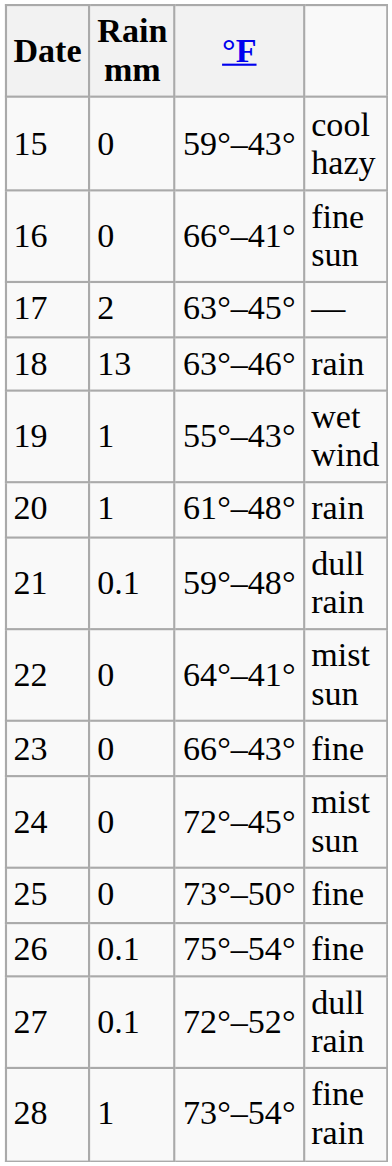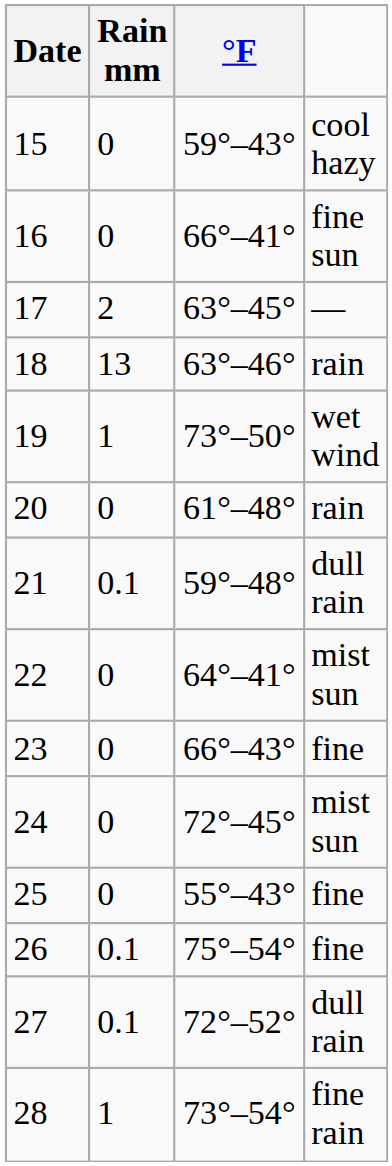(239, 435) 55°–43° -> (239, 435) 73°–50°
(106, 509) 1 -> (106, 509) 0
(239, 894) 73°–50° -> (239, 894) 55°–43°
